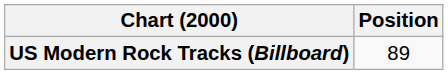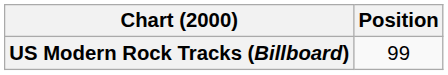(399, 52) 89 -> (399, 52) 99
